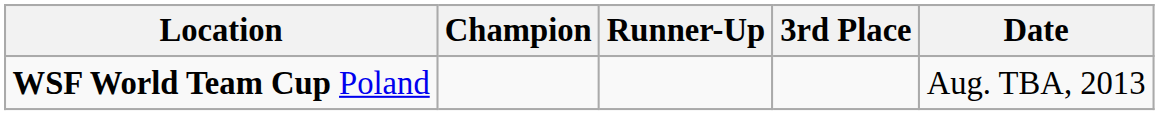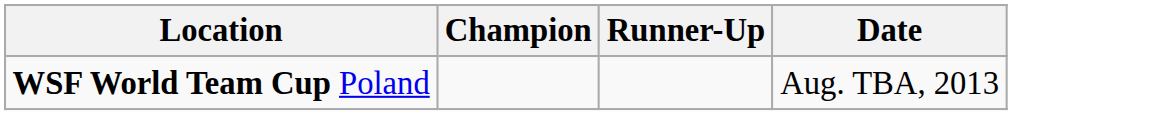- column: (846, 30)
